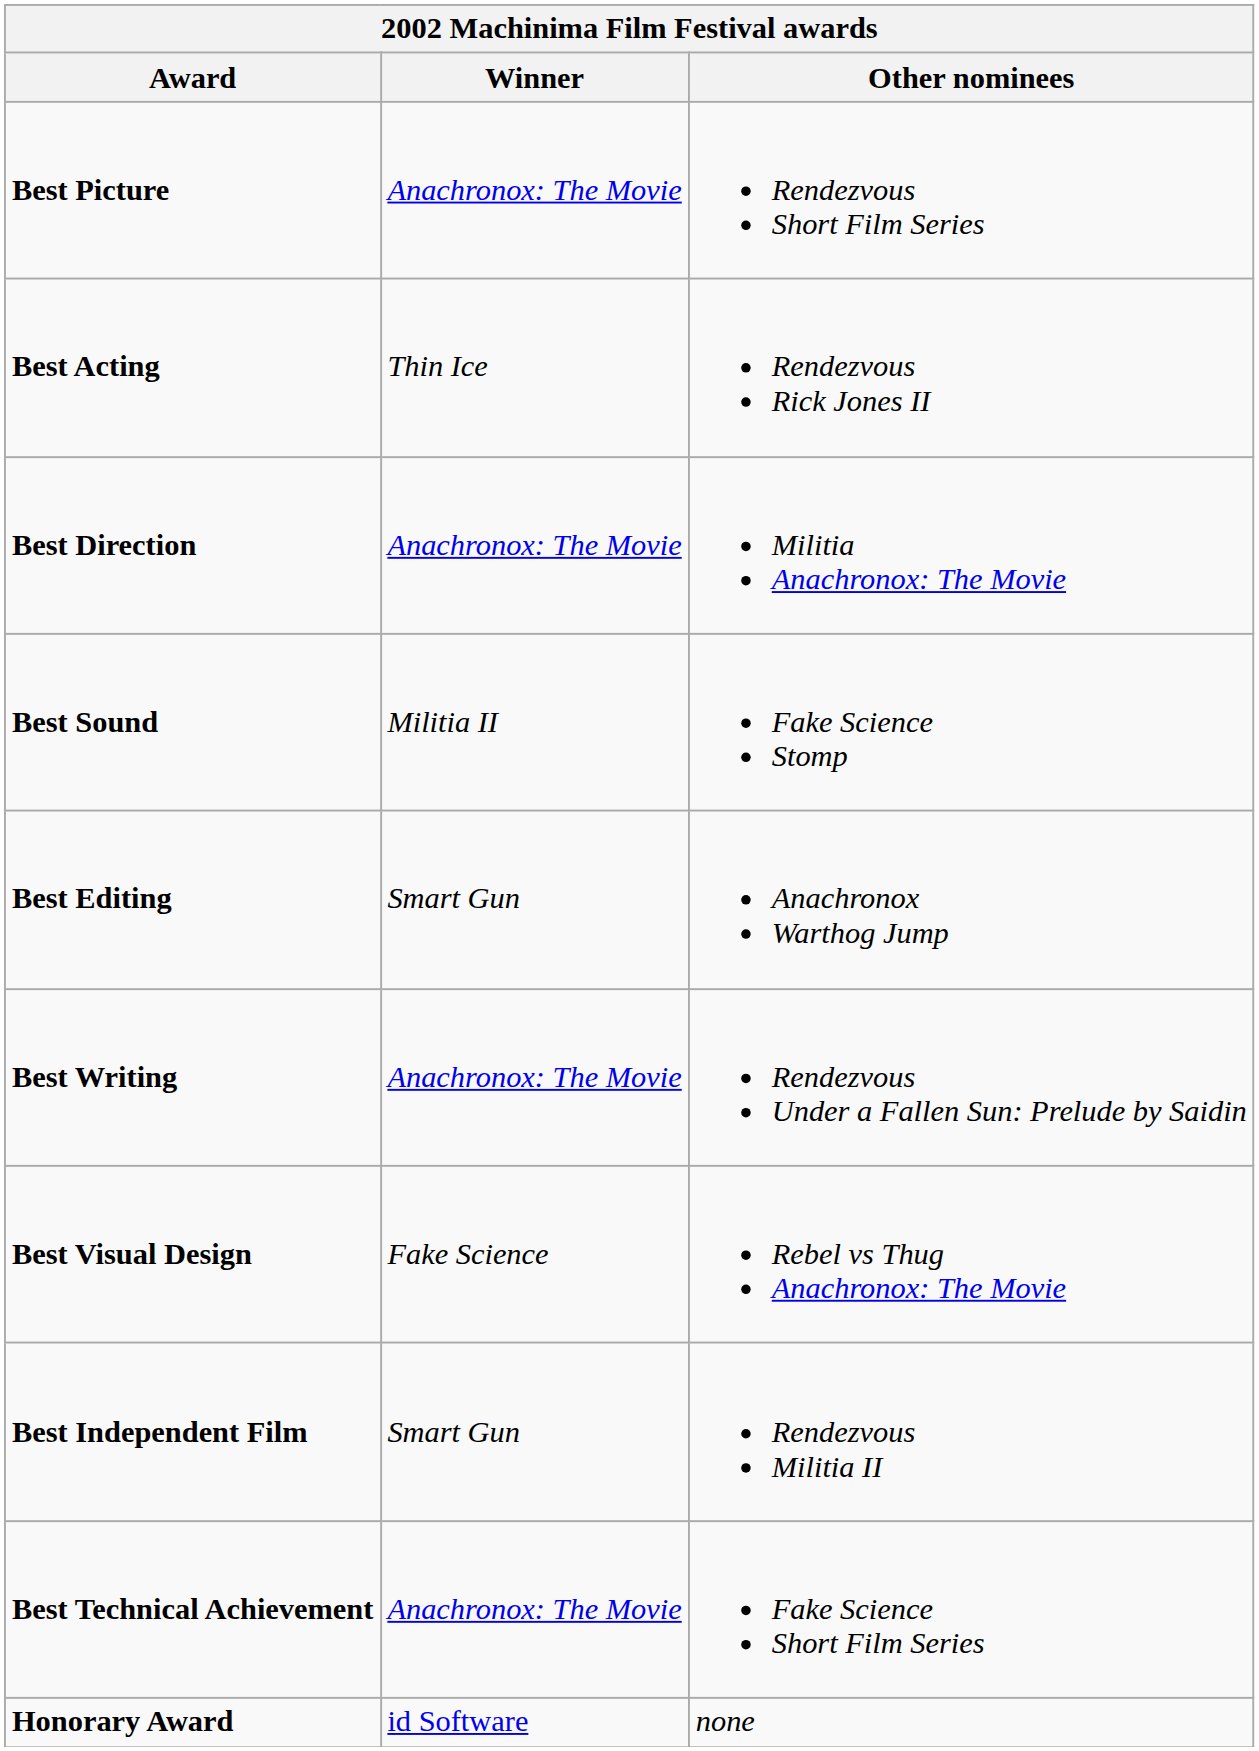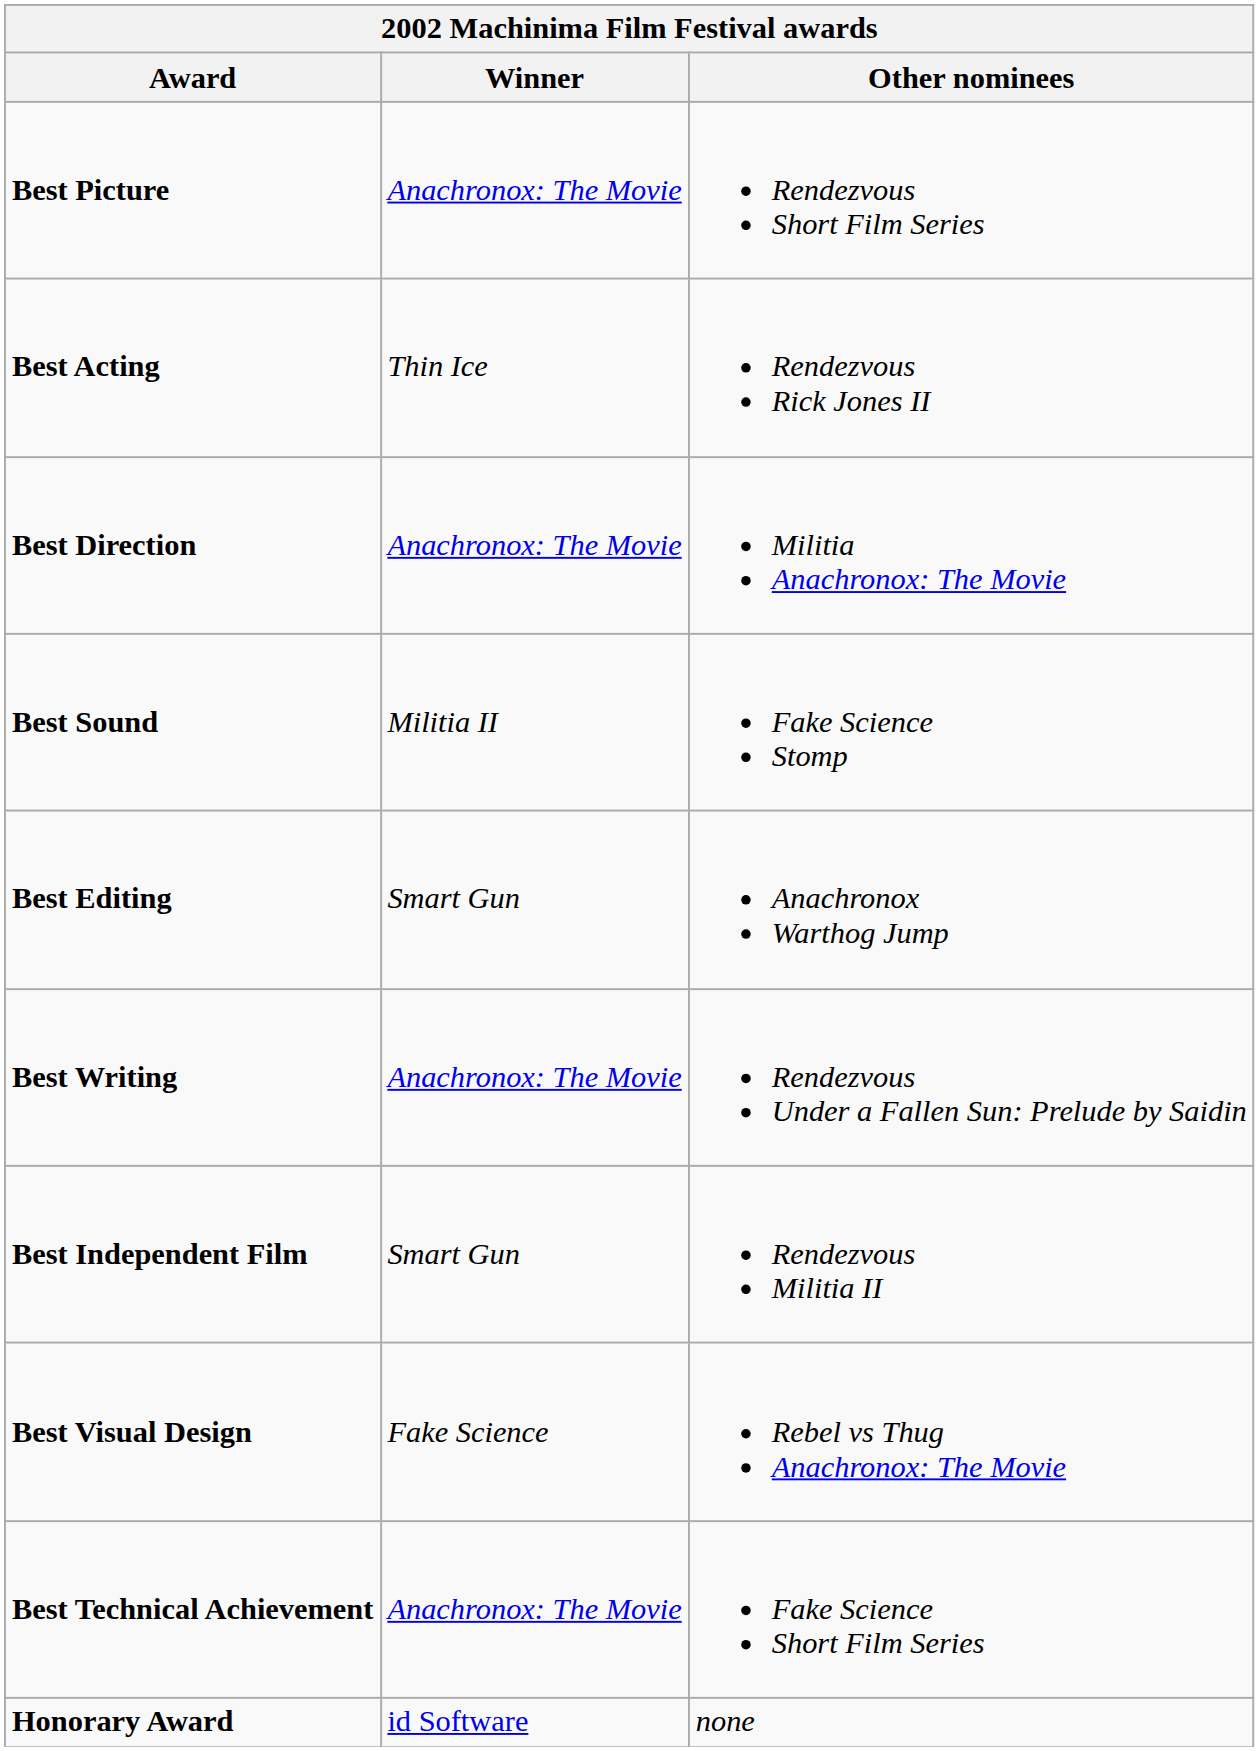rows swapped: (132, 1254) <-> (160, 1431)
